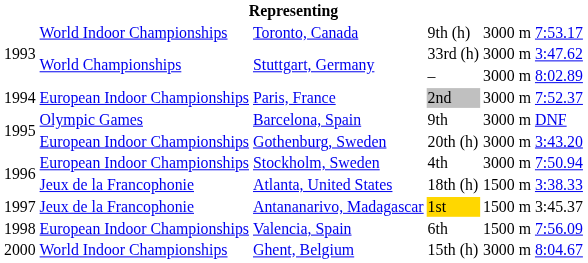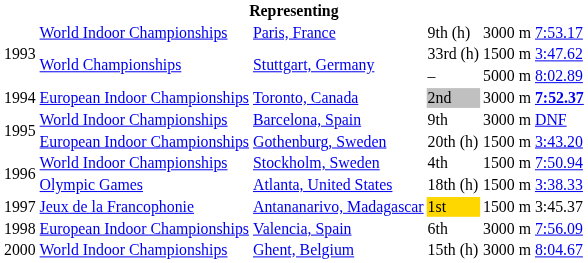(306, 32) Toronto, Canada -> (294, 32) Paris, France
(507, 54) 3000 m -> (507, 54) 1500 m
(507, 76) 3000 m -> (507, 76) 5000 m
(294, 98) Paris, France -> (306, 98) Toronto, Canada
(559, 98) normal -> (559, 98) bold
(91, 119) Olympic Games -> (134, 119) World Indoor Championships
(507, 141) 3000 m -> (507, 141) 1500 m
(144, 163) European Indoor Championships -> (134, 163) World Indoor Championships
(507, 163) 3000 m -> (507, 163) 1500 m
(117, 185) Jeux de la Francophonie -> (91, 185) Olympic Games
(507, 228) 1500 m -> (507, 228) 3000 m
